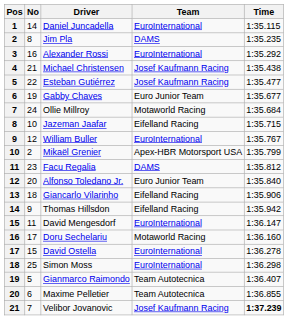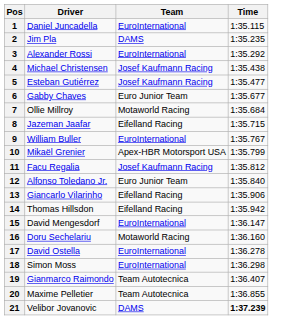- column: (33, 12)
(147, 167) DAMS -> (165, 167) Josef Kaufmann Racing
(181, 308) Josef Kaufmann Racing -> (131, 308) DAMS
